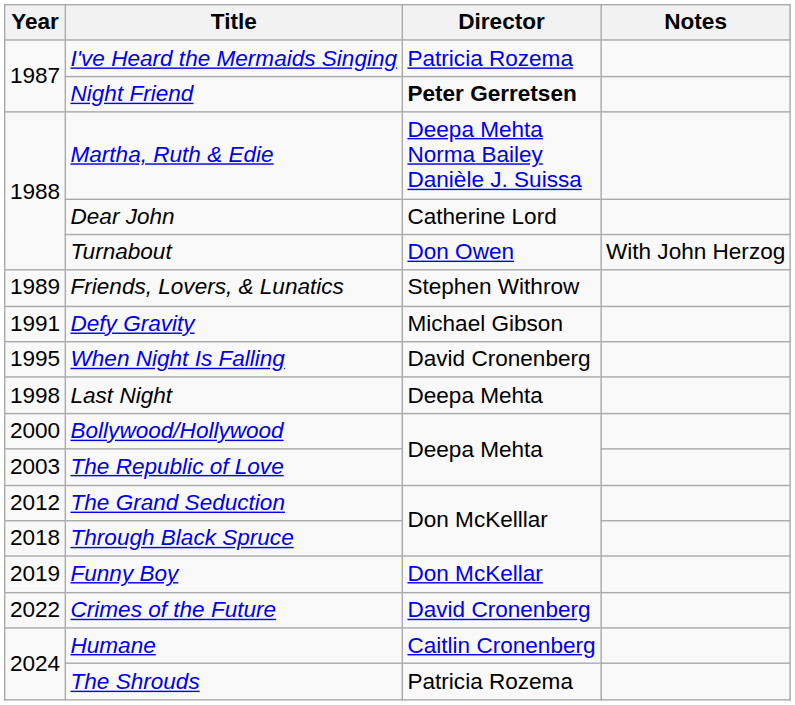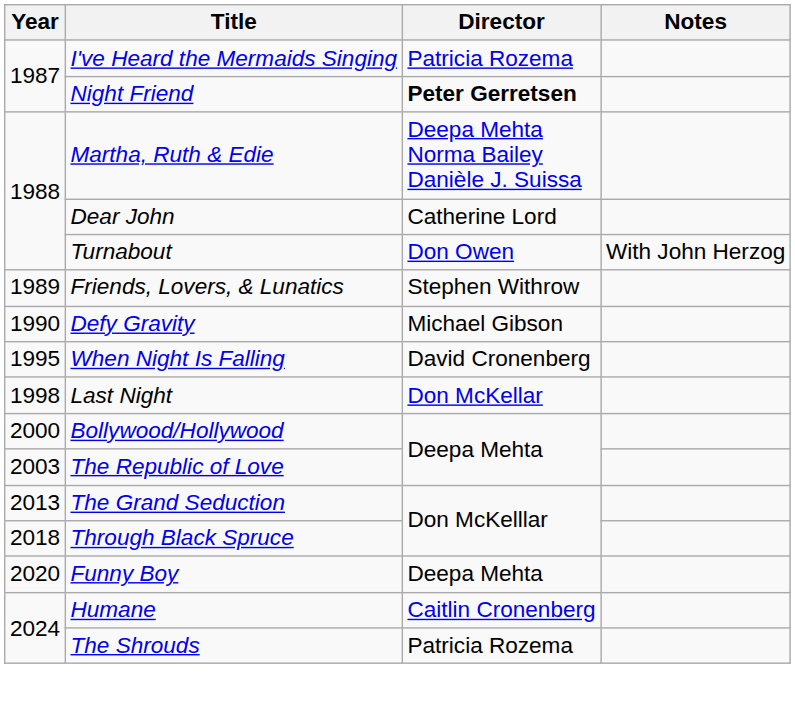(35, 323) 1991 -> (35, 323) 1990
(475, 395) Deepa Mehta -> (475, 395) Don McKellar
(35, 502) 2012 -> (35, 502) 2013
(35, 574) 2019 -> (35, 574) 2020
(475, 574) Don McKellar -> (475, 574) Deepa Mehta
- row: (173, 609)
